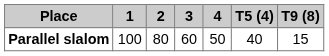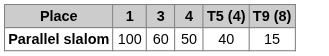- column: (161, 16)
